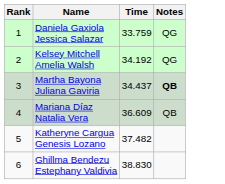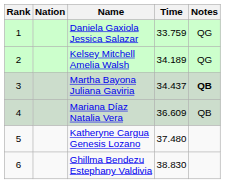+ column: (50, 12)
(137, 59) 34.192 -> (172, 59) 34.189
(137, 139) 37.482 -> (172, 139) 37.480
